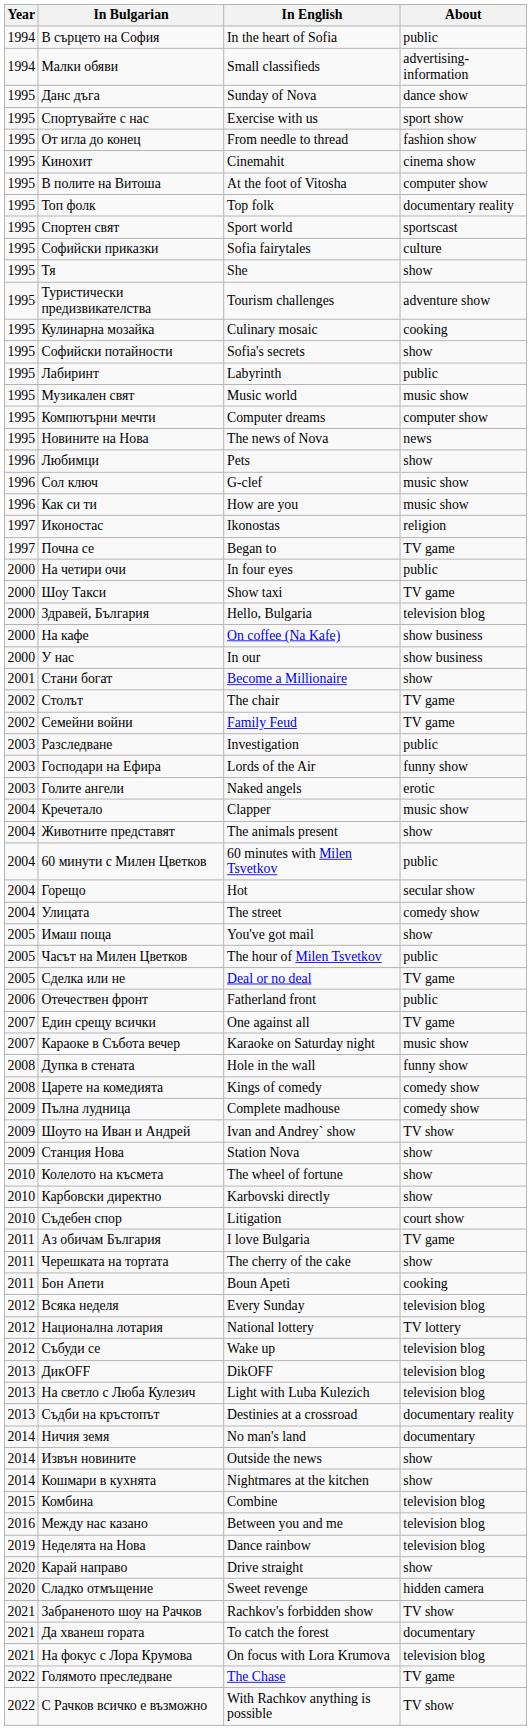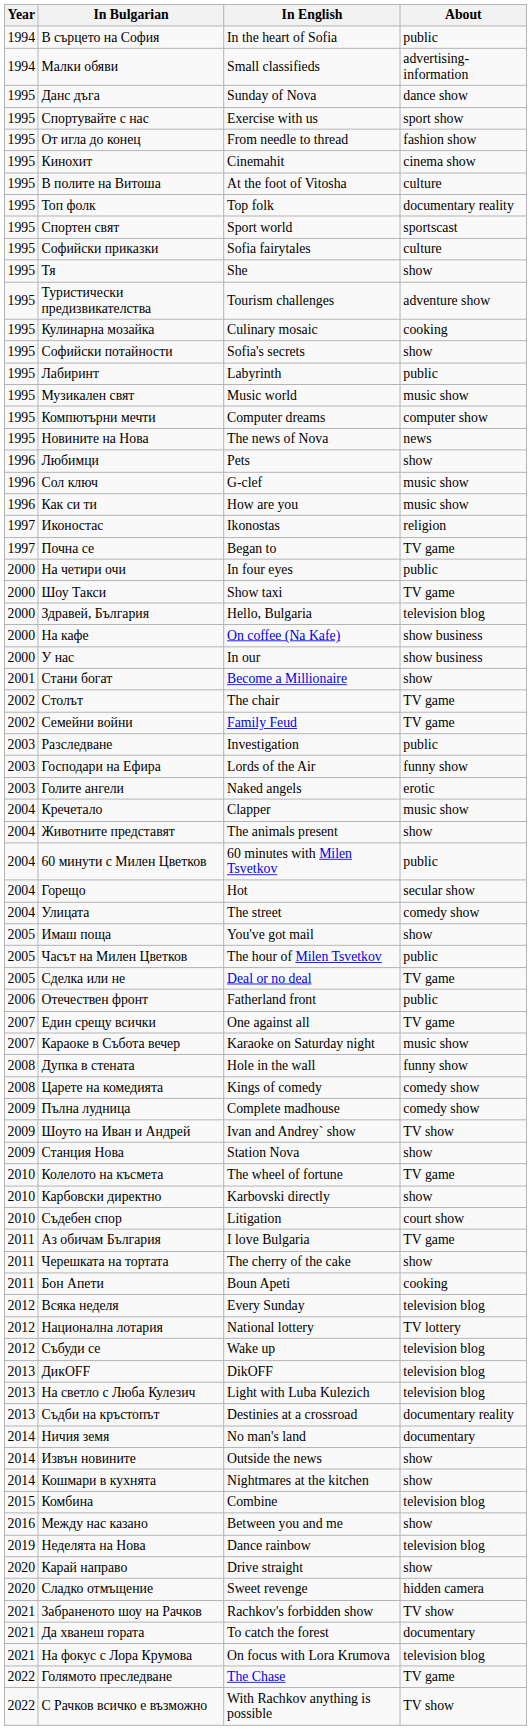(446, 183) computer show -> (422, 183) culture
(418, 1174) show -> (429, 1174) TV game
(444, 1523) television blog -> (418, 1523) show
